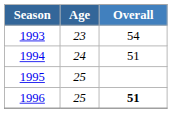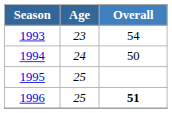(133, 56) 51 -> (133, 56) 50
